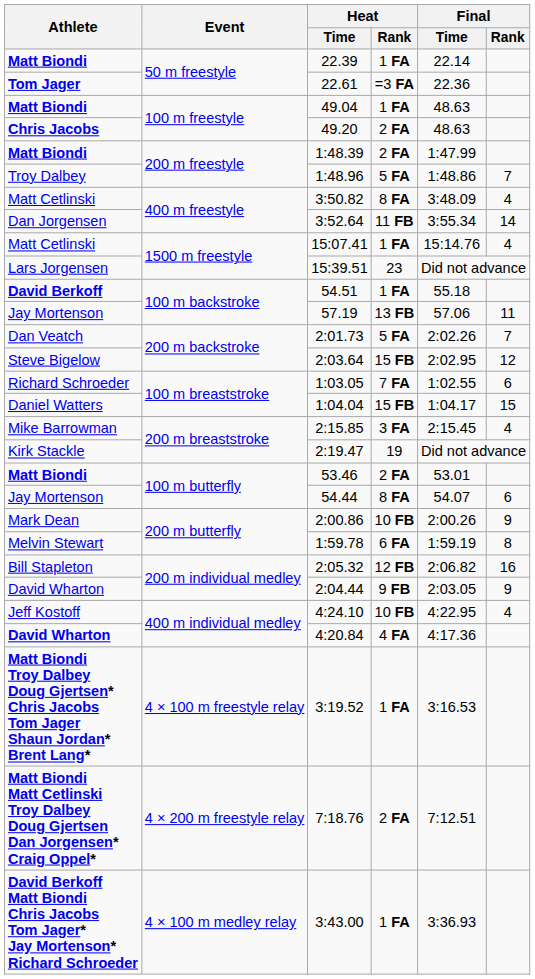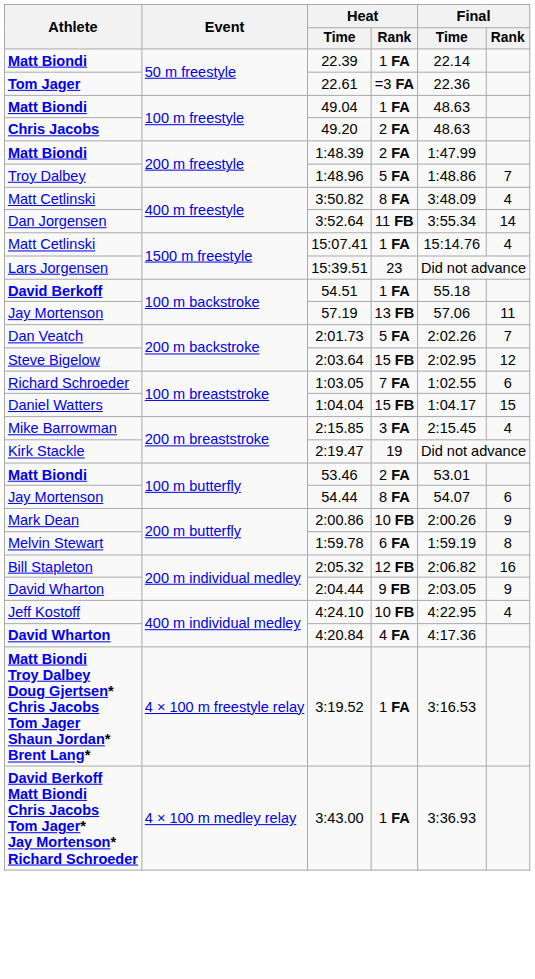- row: (339, 819)
